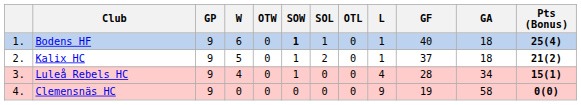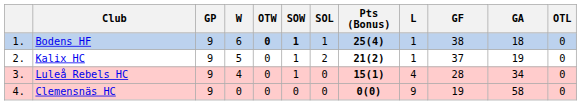columns swapped: (353, 19) <-> (546, 19)
(267, 41) normal -> (267, 41) bold
(426, 41) 40 -> (458, 41) 38
(486, 58) 18 -> (518, 58) 19
